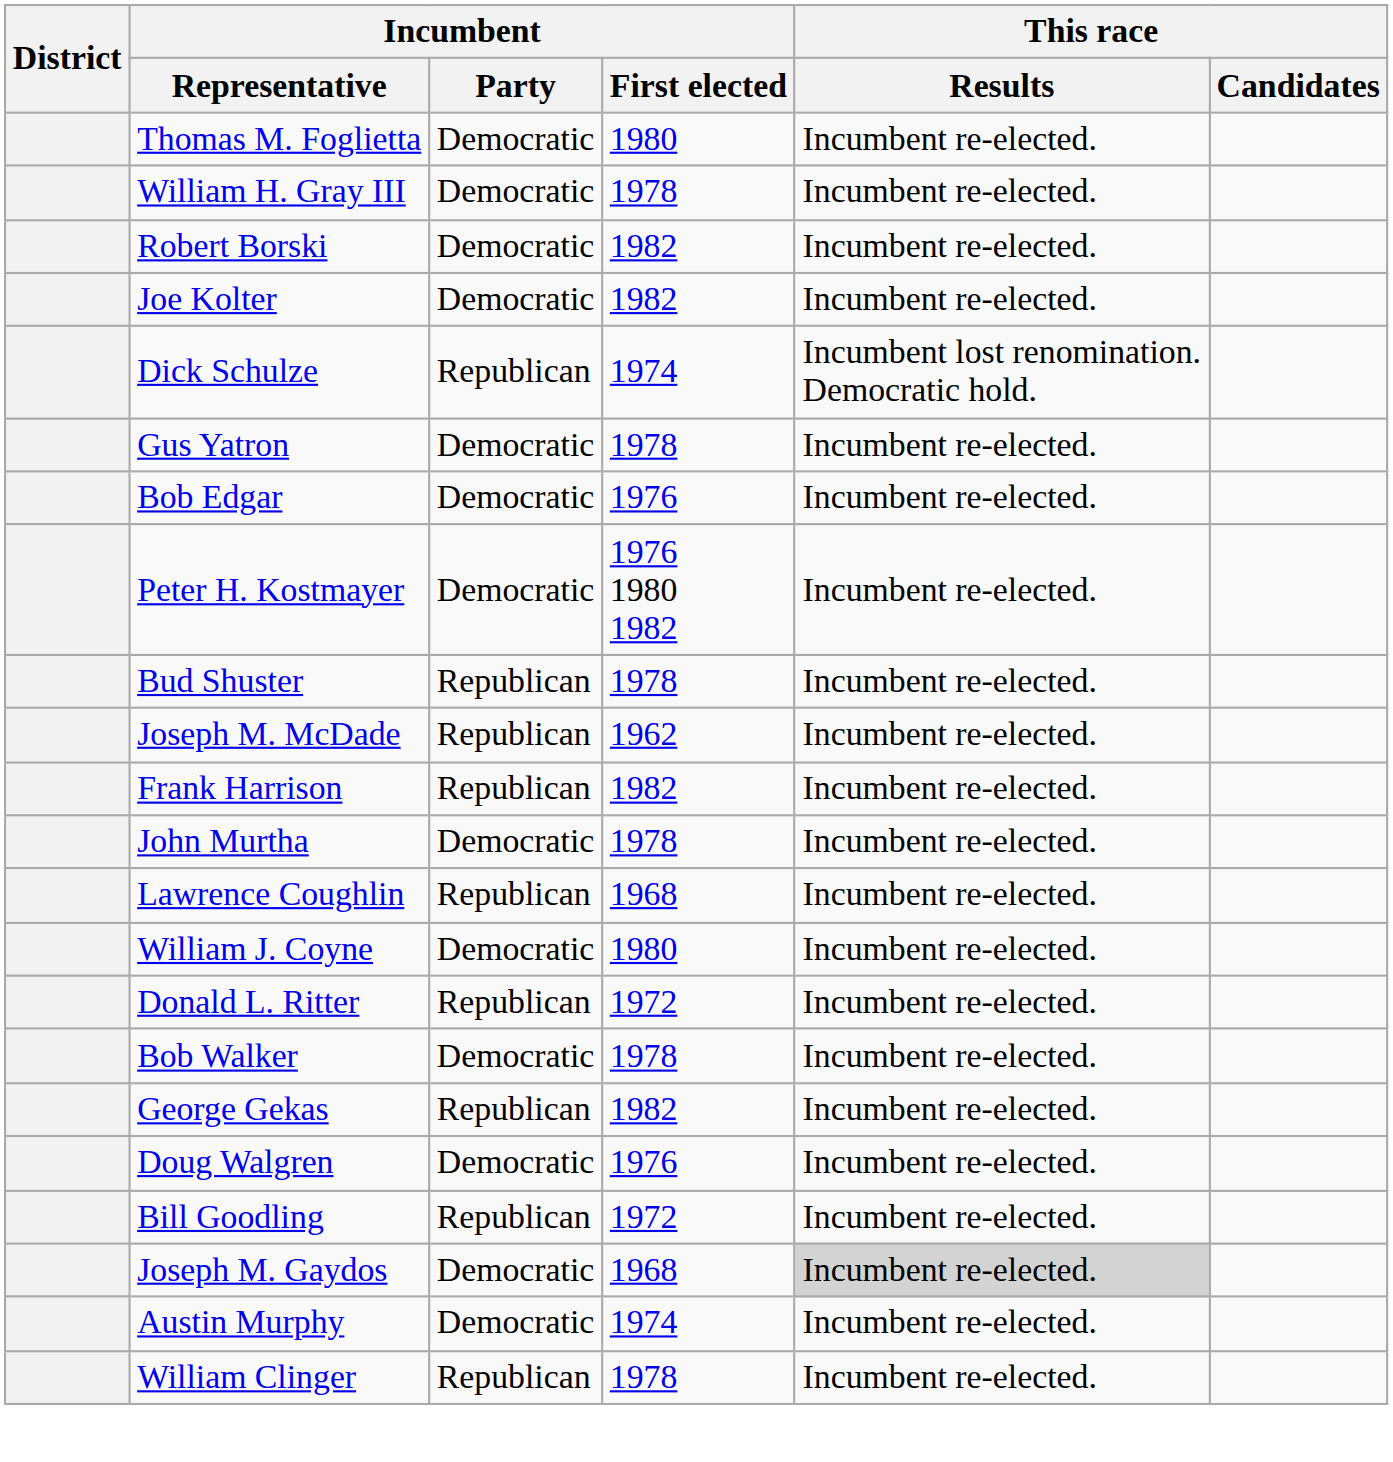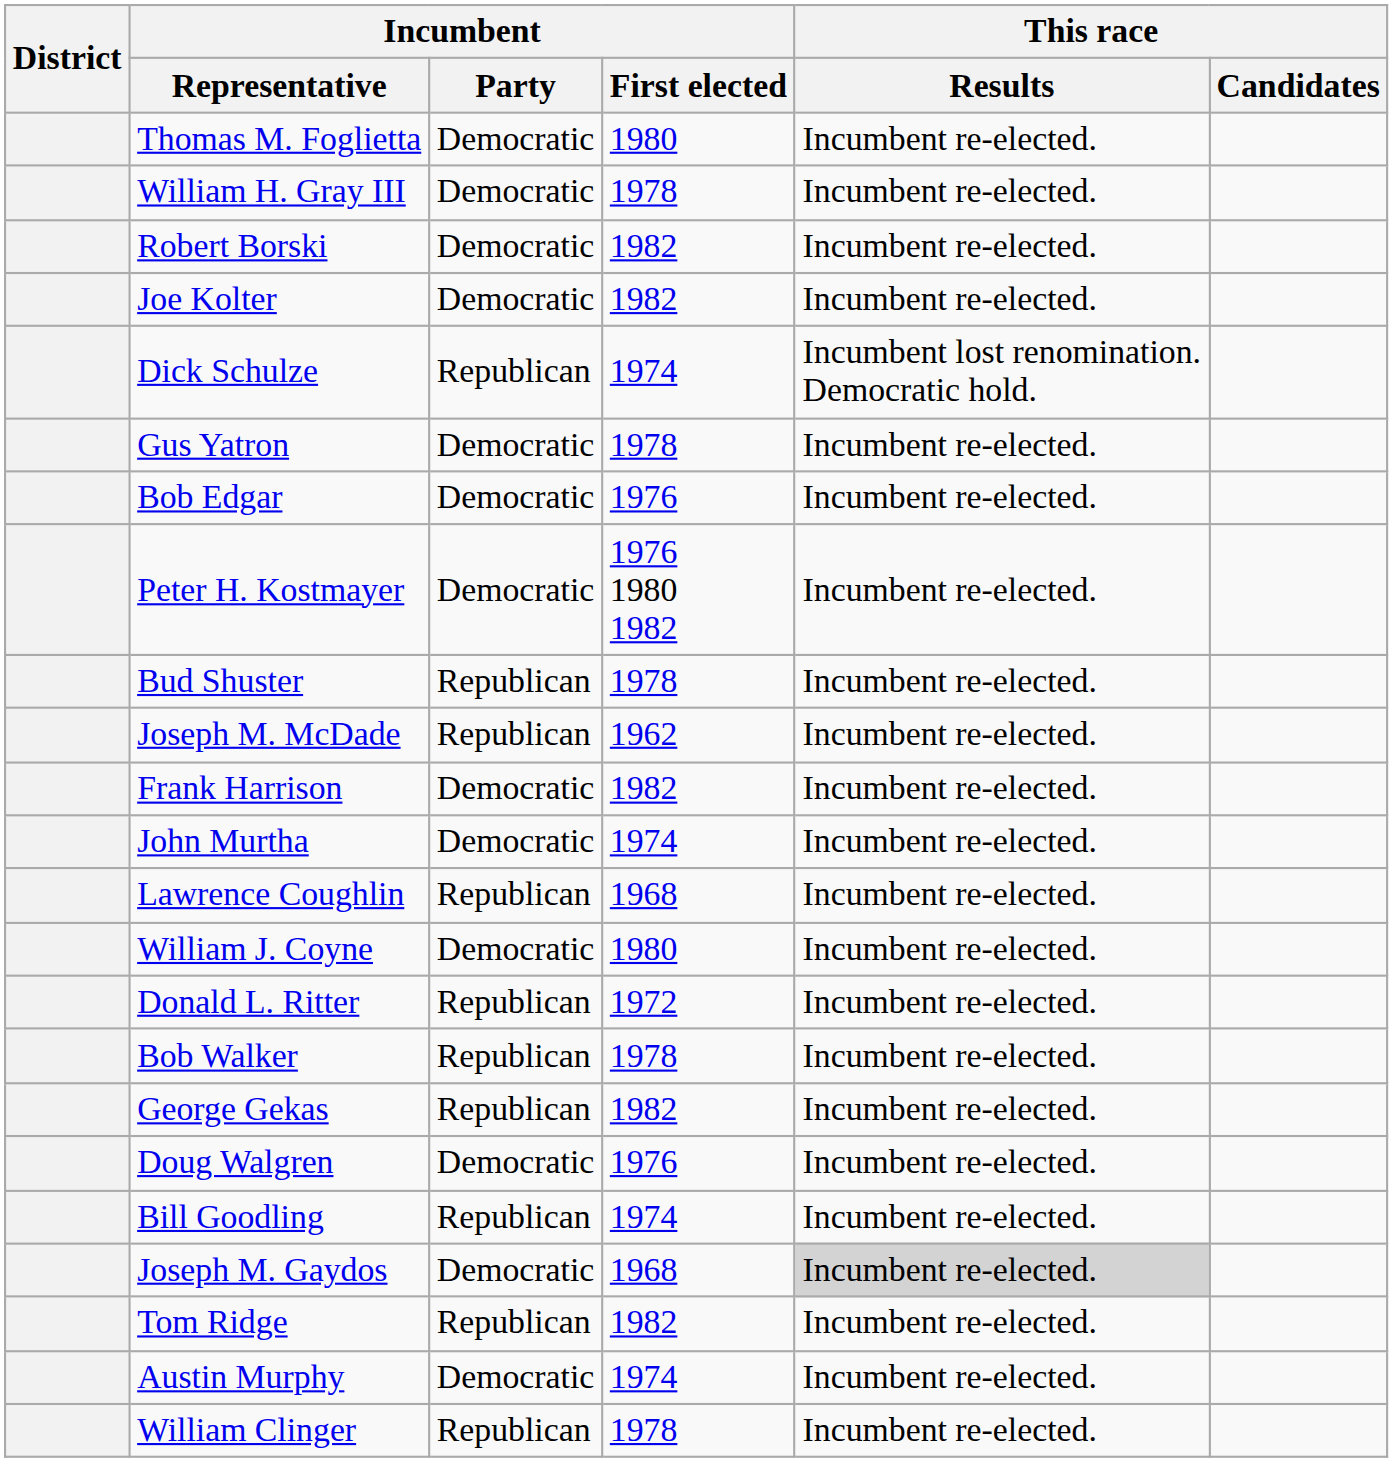(514, 787) Republican -> (516, 787) Democratic
(644, 841) 1978 -> (644, 841) 1974
(516, 1055) Democratic -> (514, 1055) Republican
(644, 1216) 1972 -> (644, 1216) 1974
+ row: (212, 1323)
